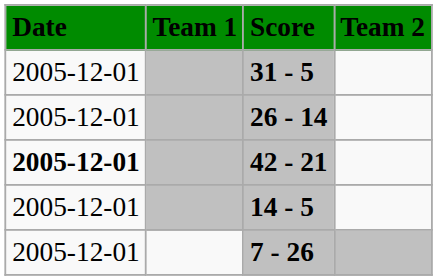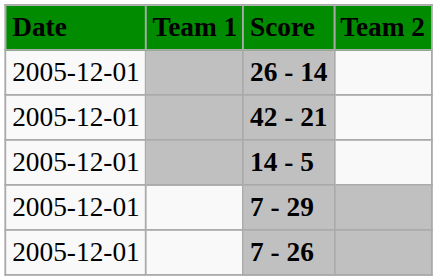- row: (282, 72)
(76, 162) bold -> (76, 117) normal
+ row: (282, 207)
